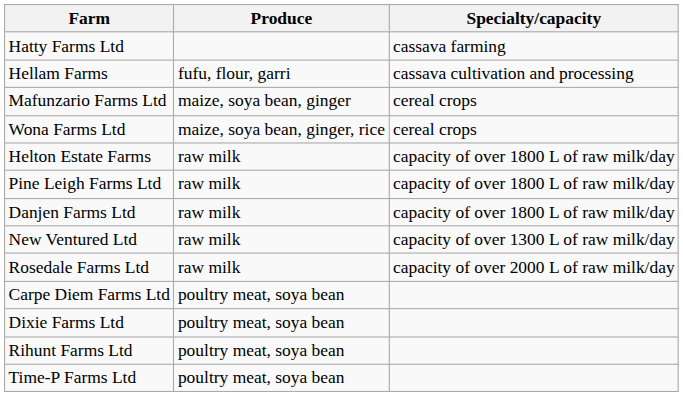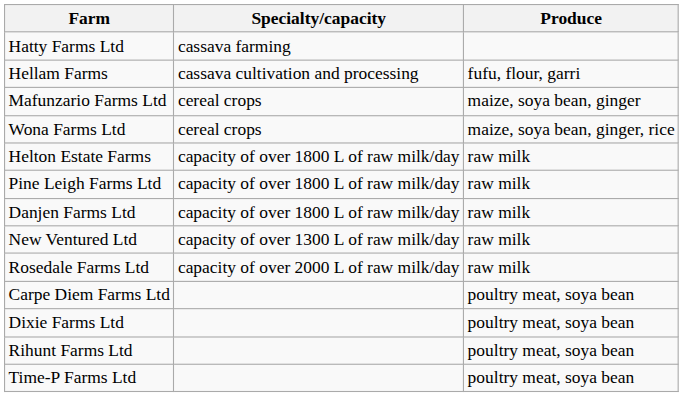columns swapped: (534, 18) <-> (281, 18)
